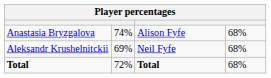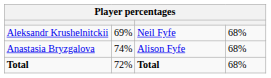rows swapped: (51, 33) <-> (57, 49)
